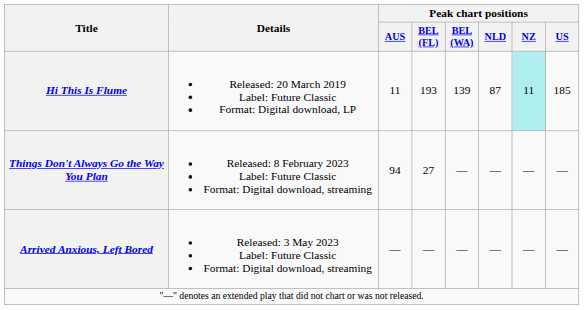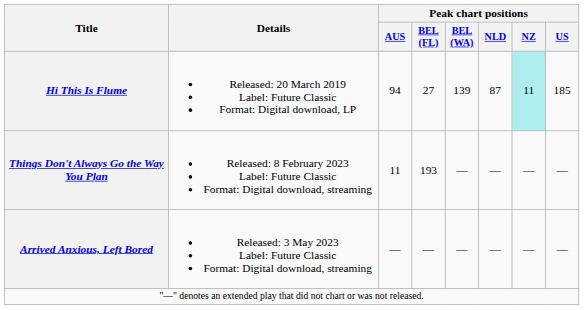(395, 90) 11 -> (395, 90) 94
(428, 90) 193 -> (428, 90) 27
(395, 170) 94 -> (395, 170) 11
(428, 170) 27 -> (428, 170) 193
